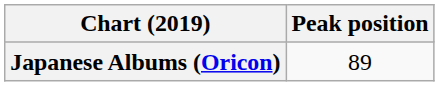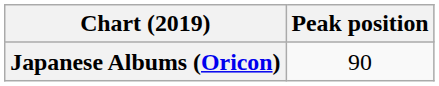(360, 61) 89 -> (360, 61) 90
